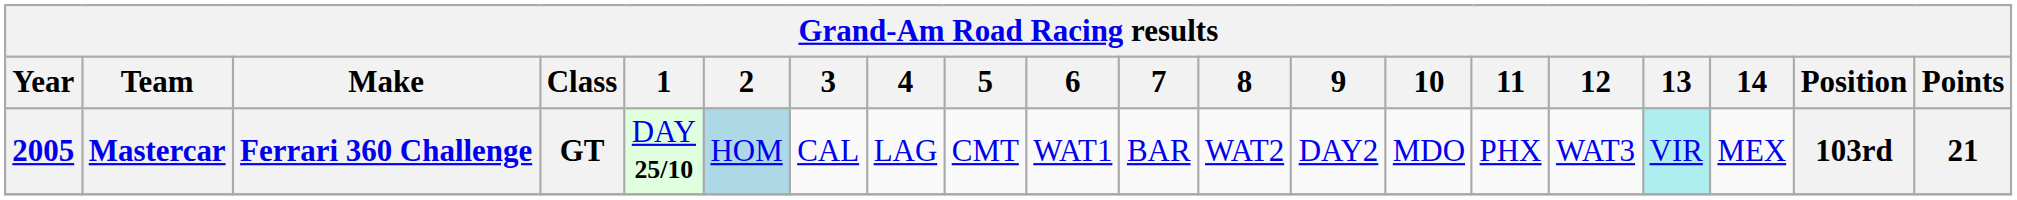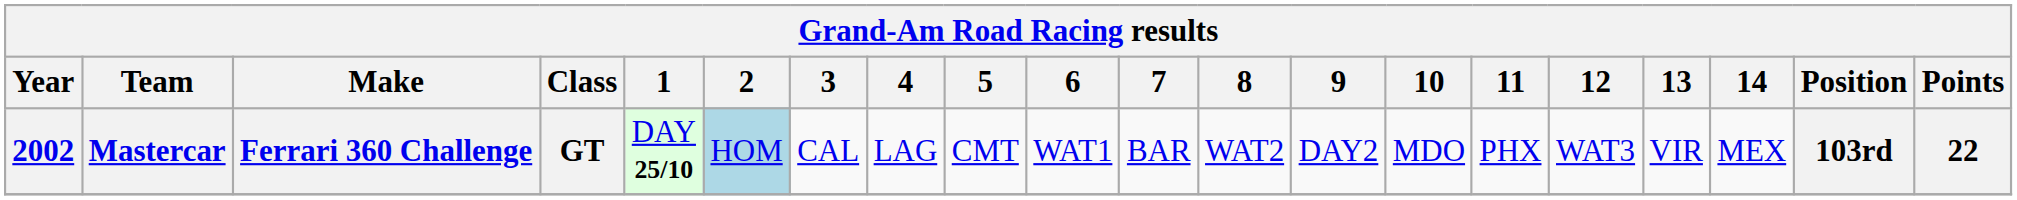(43, 150) 2005 -> (43, 150) 2002
(1676, 150) paleturquoise background -> (1676, 150) no background
(1963, 150) 21 -> (1963, 150) 22
